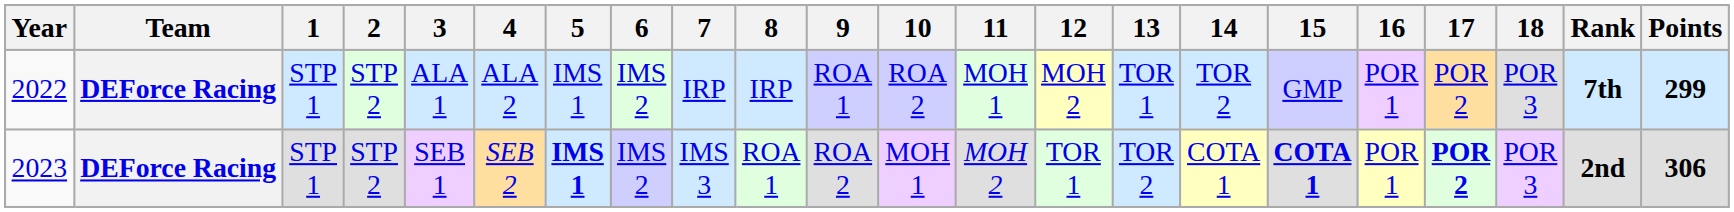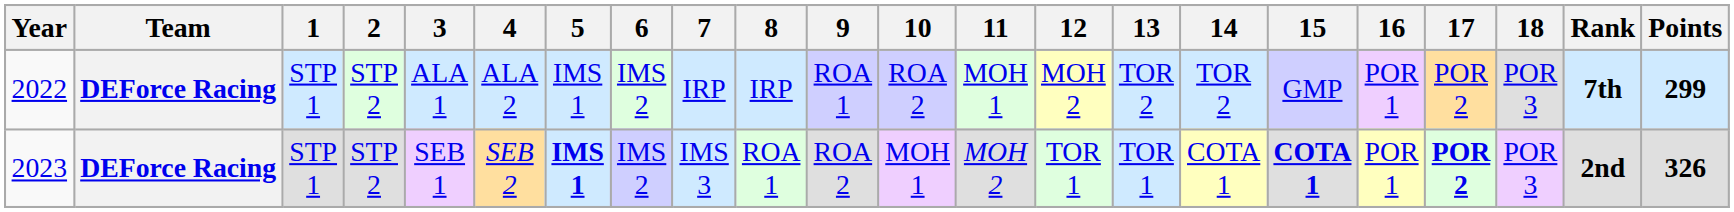(1146, 89) TOR 1 -> (1146, 89) TOR 2
(1146, 167) TOR 2 -> (1146, 167) TOR 1
(1685, 167) 306 -> (1685, 167) 326
